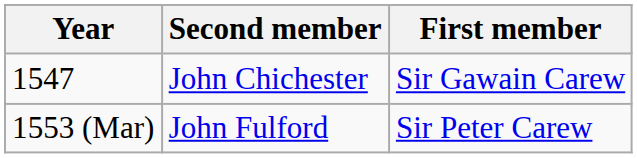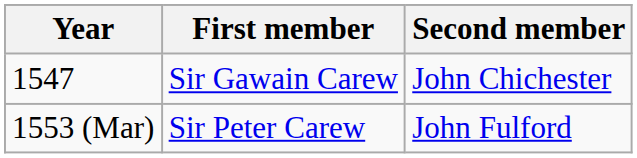columns swapped: (511, 29) <-> (275, 29)
